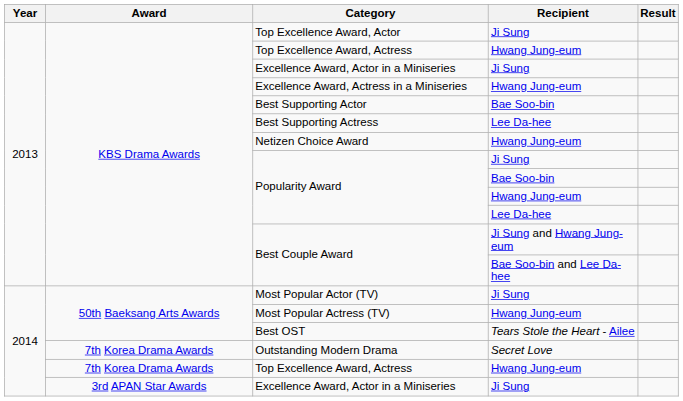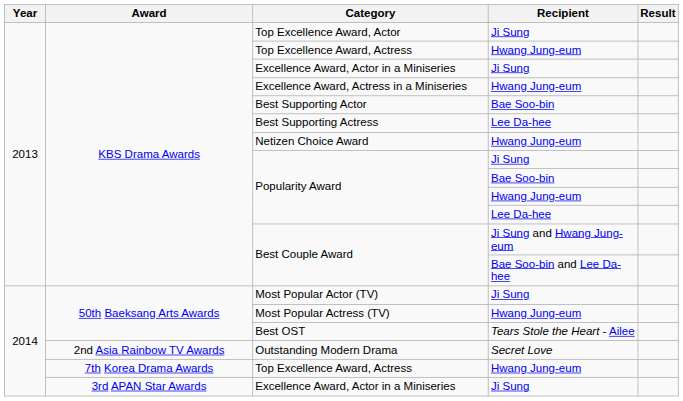(149, 350) 7th Korea Drama Awards -> (149, 350) 2nd Asia Rainbow TV Awards
